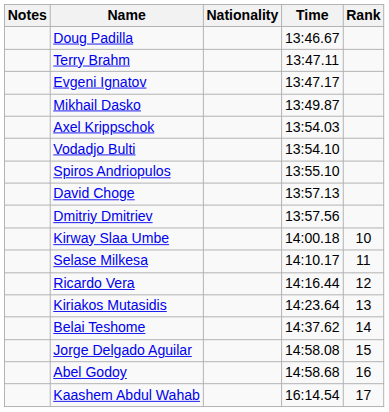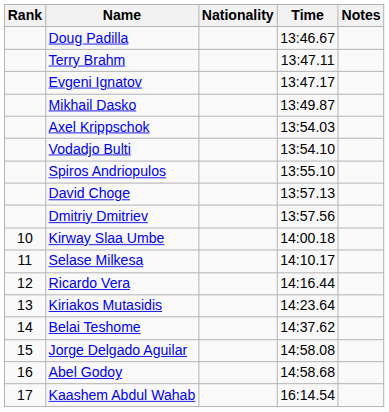columns swapped: (363, 15) <-> (27, 15)
